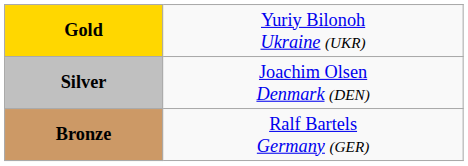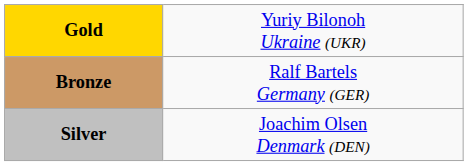rows swapped: (84, 82) <-> (84, 134)
